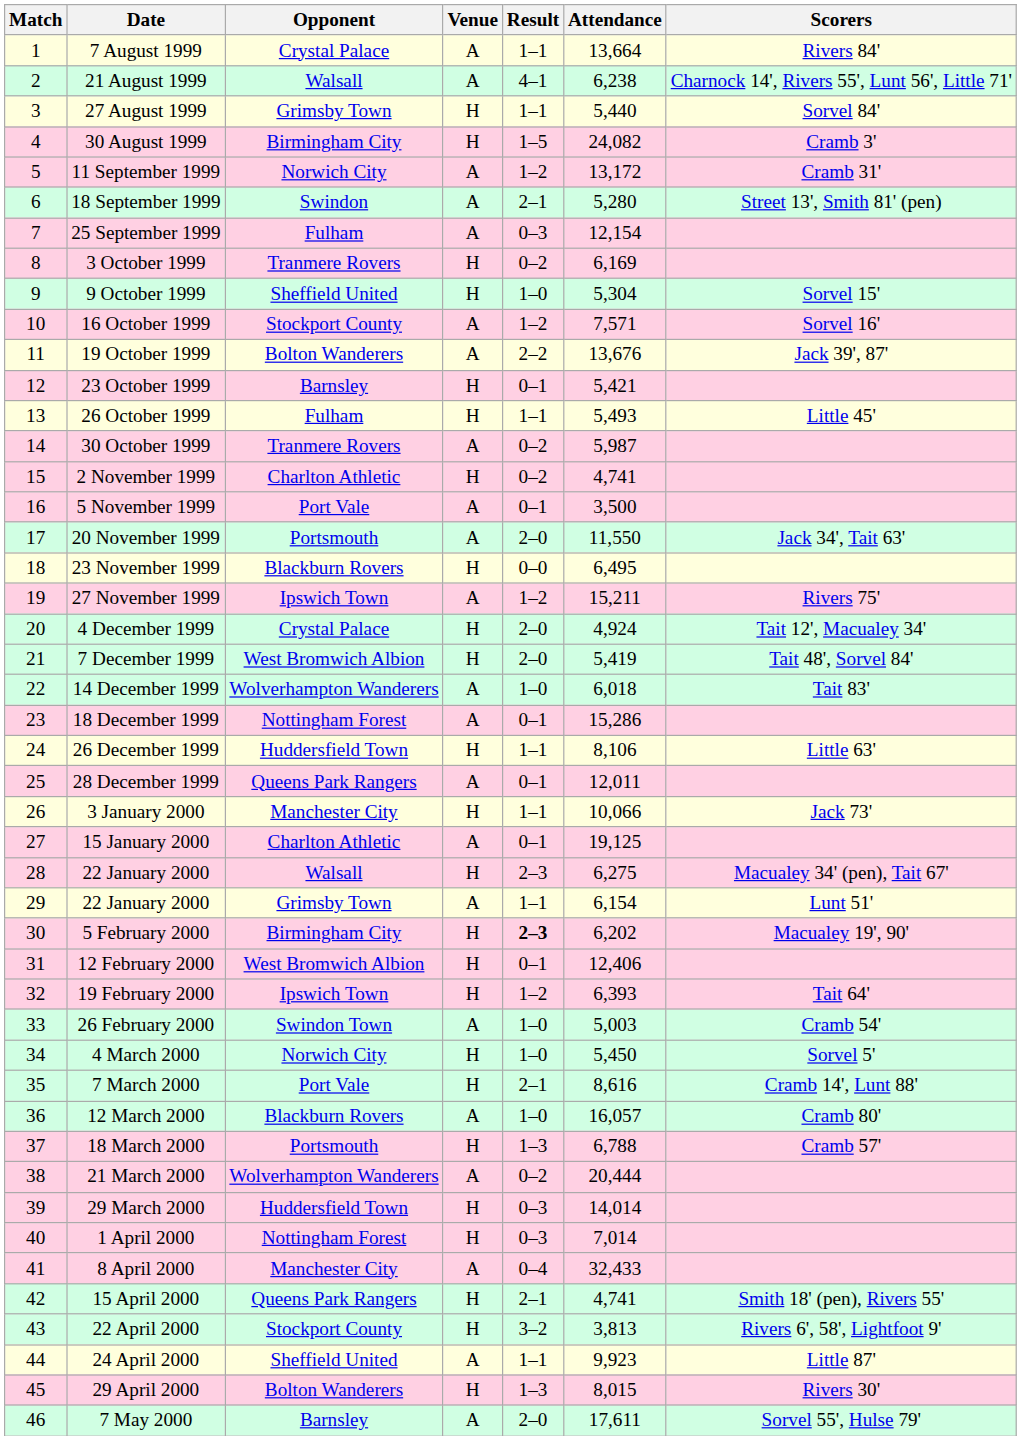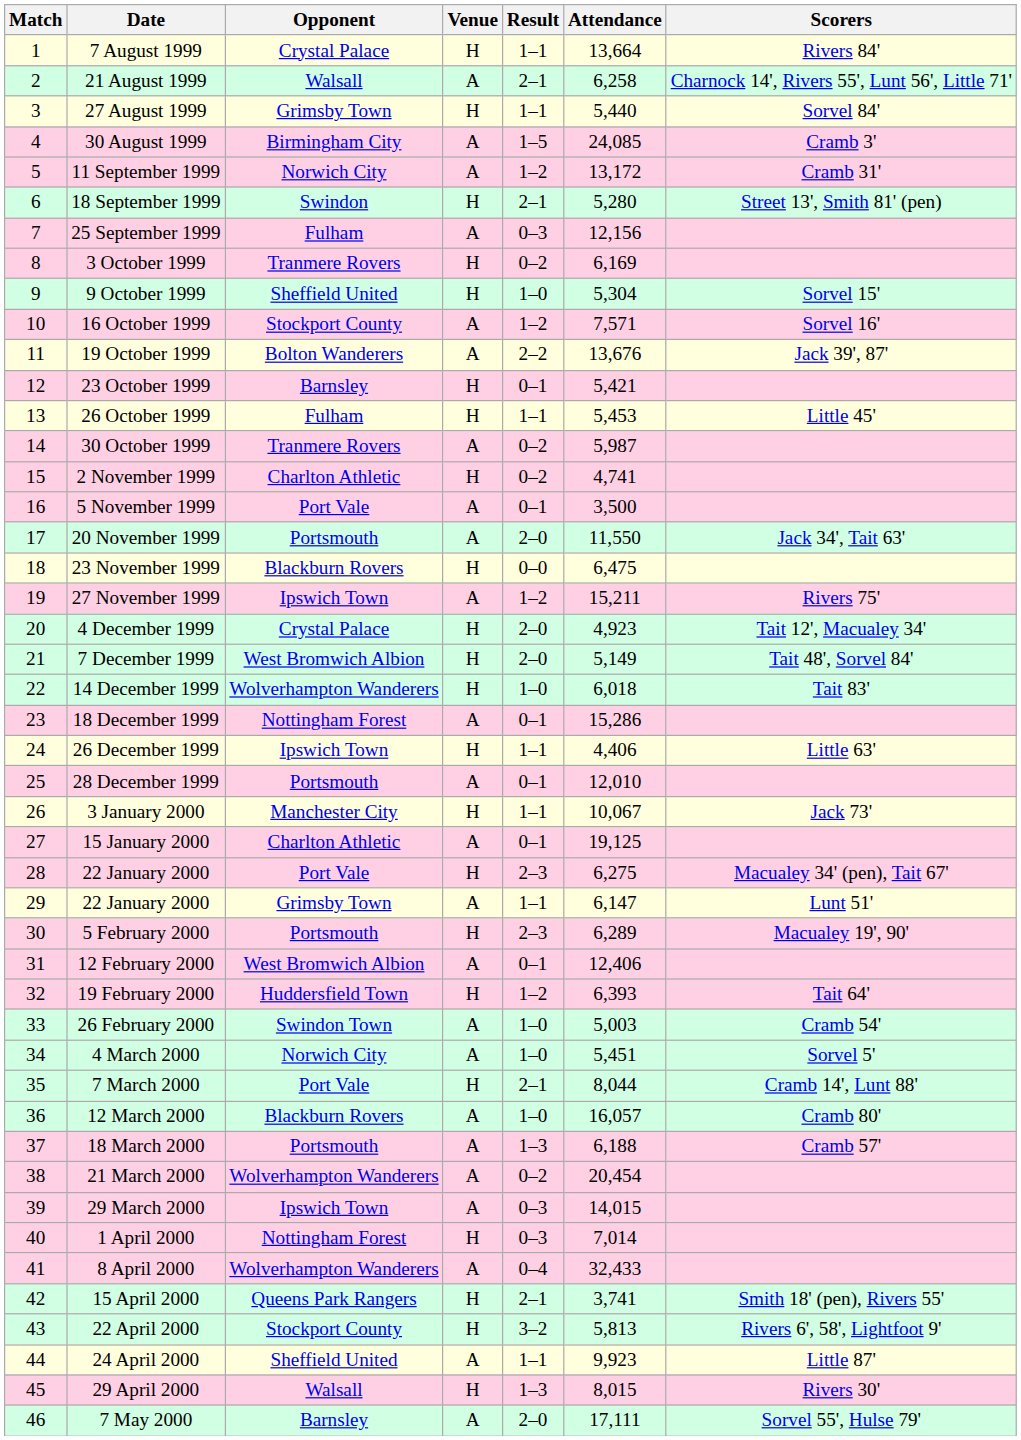(473, 50) A -> (473, 50) H
(533, 80) 4–1 -> (533, 80) 2–1
(615, 80) 6,238 -> (615, 80) 6,258
(473, 141) H -> (473, 141) A
(615, 141) 24,082 -> (615, 141) 24,085
(473, 202) A -> (473, 202) H
(615, 232) 12,154 -> (615, 232) 12,156
(615, 415) 5,493 -> (615, 415) 5,453
(615, 567) 6,495 -> (615, 567) 6,475
(615, 628) 4,924 -> (615, 628) 4,923
(615, 659) 5,419 -> (615, 659) 5,149
(473, 689) A -> (473, 689) H
(334, 750) Huddersfield Town -> (334, 750) Ipswich Town
(615, 750) 8,106 -> (615, 750) 4,406
(334, 780) Queens Park Rangers -> (334, 780) Portsmouth
(615, 780) 12,011 -> (615, 780) 12,010
(615, 811) 10,066 -> (615, 811) 10,067
(334, 872) Walsall -> (334, 872) Port Vale
(615, 902) 6,154 -> (615, 902) 6,147
(334, 933) Birmingham City -> (334, 933) Portsmouth
(533, 933) bold -> (533, 933) normal
(615, 933) 6,202 -> (615, 933) 6,289
(473, 963) H -> (473, 963) A
(334, 994) Ipswich Town -> (334, 994) Huddersfield Town
(473, 1055) H -> (473, 1055) A
(615, 1055) 5,450 -> (615, 1055) 5,451
(615, 1085) 8,616 -> (615, 1085) 8,044
(473, 1146) H -> (473, 1146) A
(615, 1146) 6,788 -> (615, 1146) 6,188
(615, 1176) 20,444 -> (615, 1176) 20,454
(334, 1207) Huddersfield Town -> (334, 1207) Ipswich Town
(473, 1207) H -> (473, 1207) A
(615, 1207) 14,014 -> (615, 1207) 14,015
(334, 1268) Manchester City -> (334, 1268) Wolverhampton Wanderers
(615, 1298) 4,741 -> (615, 1298) 3,741
(615, 1329) 3,813 -> (615, 1329) 5,813
(334, 1389) Bolton Wanderers -> (334, 1389) Walsall
(615, 1420) 17,611 -> (615, 1420) 17,111
